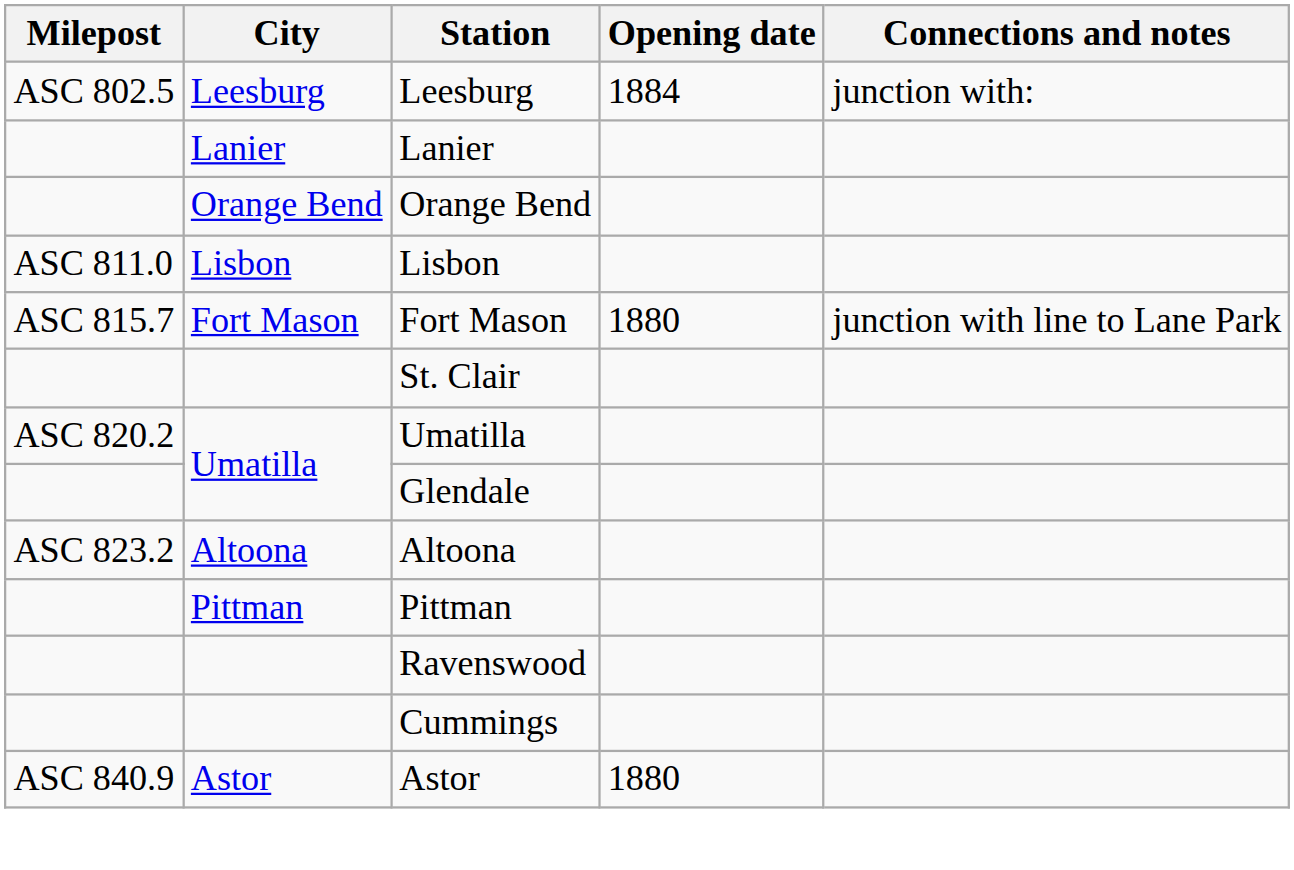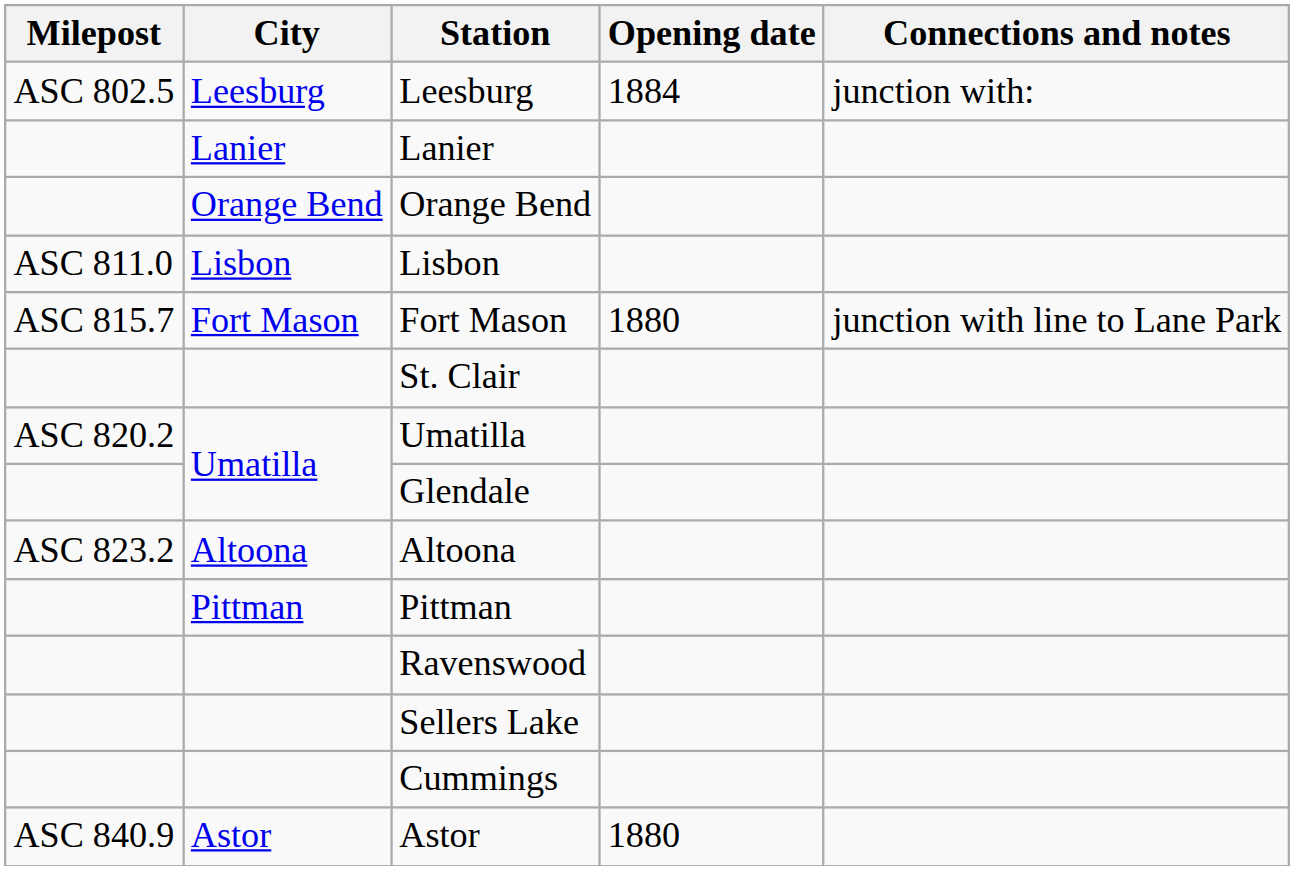+ row: (489, 721)
